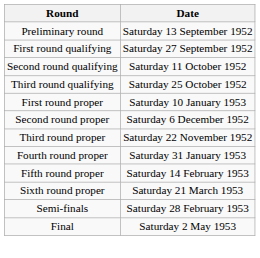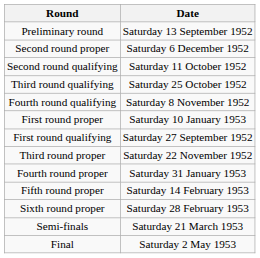rows swapped: (62, 48) <-> (62, 119)
+ row: (62, 102)
(188, 191) Saturday 21 March 1953 -> (188, 208) Saturday 28 February 1953
(188, 208) Saturday 28 February 1953 -> (188, 226) Saturday 21 March 1953
